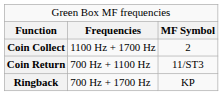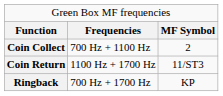(113, 47) 1100 Hz + 1700 Hz -> (110, 47) 700 Hz + 1100 Hz
(110, 64) 700 Hz + 1100 Hz -> (113, 64) 1100 Hz + 1700 Hz
